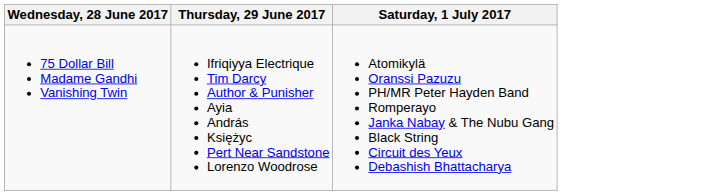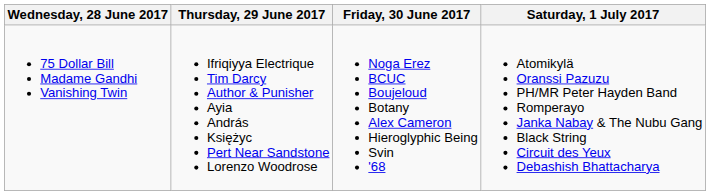+ column: (407, 14)
